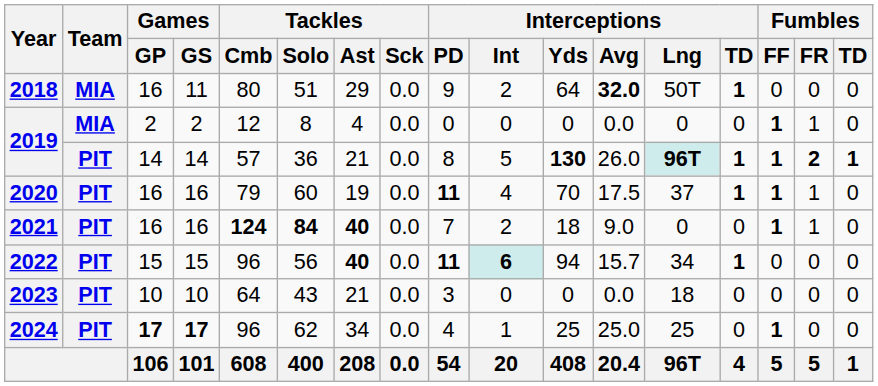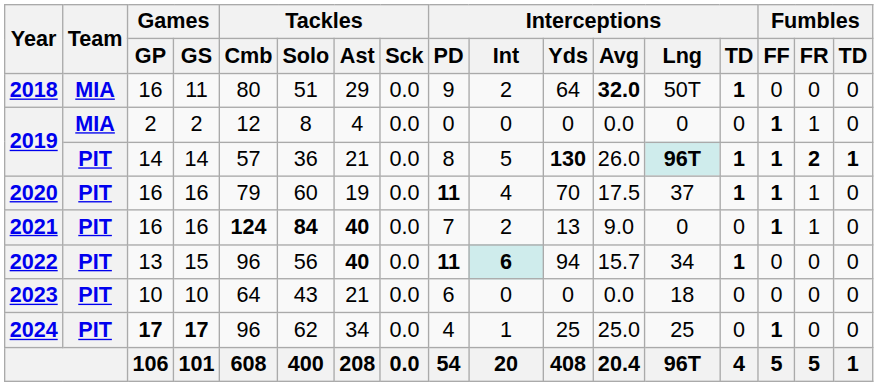(568, 227) 18 -> (568, 227) 13
(150, 261) 15 -> (150, 261) 13
(449, 295) 3 -> (449, 295) 6
